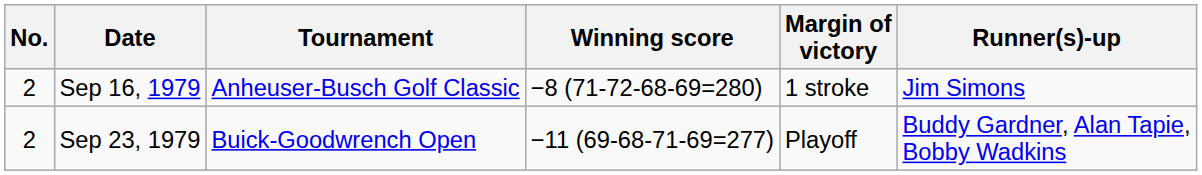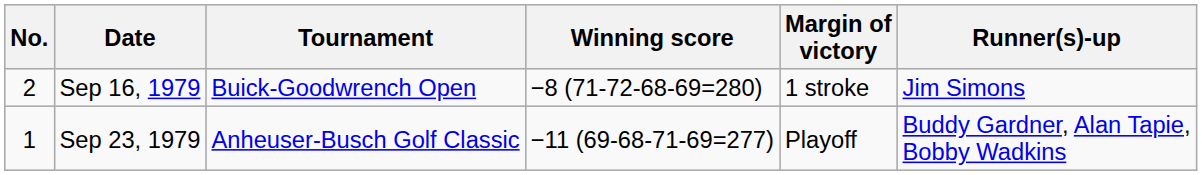(366, 88) Anheuser-Busch Golf Classic -> (344, 88) Buick-Goodwrench Open
(29, 139) 2 -> (29, 139) 1
(344, 139) Buick-Goodwrench Open -> (366, 139) Anheuser-Busch Golf Classic
